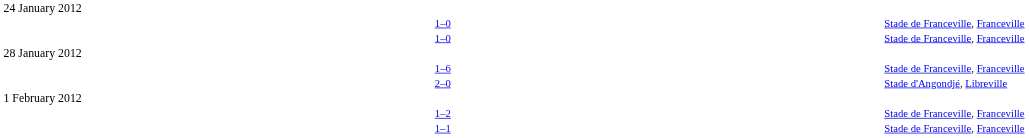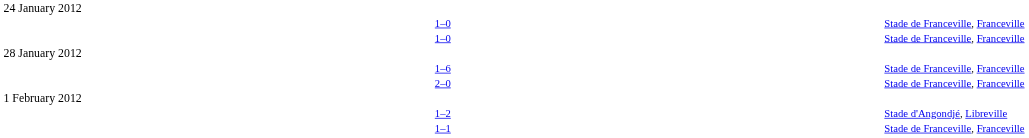(946, 83) Stade d'Angondjé, Libreville -> (954, 83) Stade de Franceville, Franceville
(954, 113) Stade de Franceville, Franceville -> (946, 113) Stade d'Angondjé, Libreville
